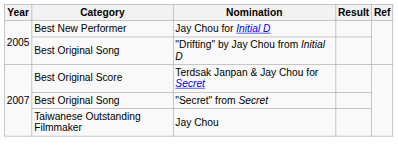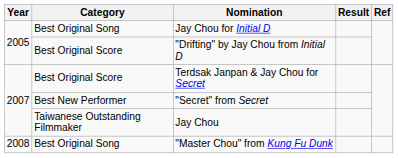(80, 28) Best New Performer -> (77, 28) Best Original Song
(77, 50) Best Original Song -> (78, 50) Best Original Score
(77, 100) Best Original Song -> (80, 100) Best New Performer
+ row: (254, 144)
